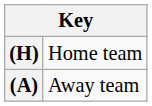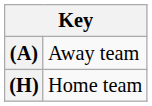rows swapped: (24, 85) <-> (24, 52)
